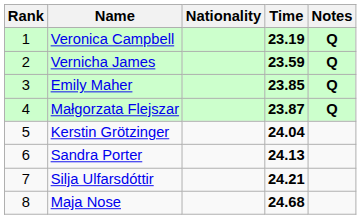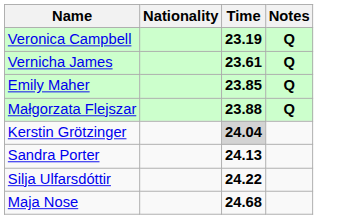- column: (26, 16)
(286, 62) 23.59 -> (244, 62) 23.61
(286, 109) 23.87 -> (244, 109) 23.88
(286, 132) no background -> (244, 132) lightgrey background
(286, 179) 24.21 -> (244, 179) 24.22
